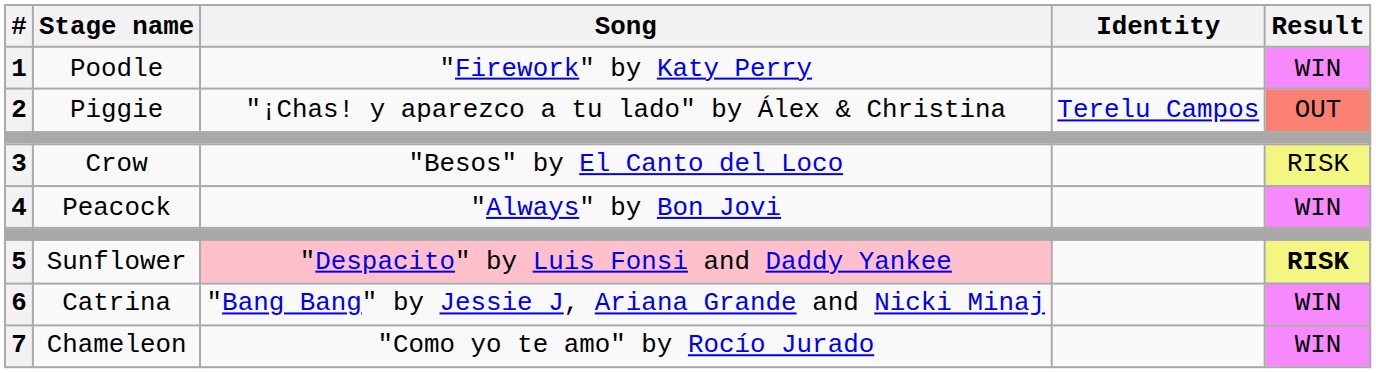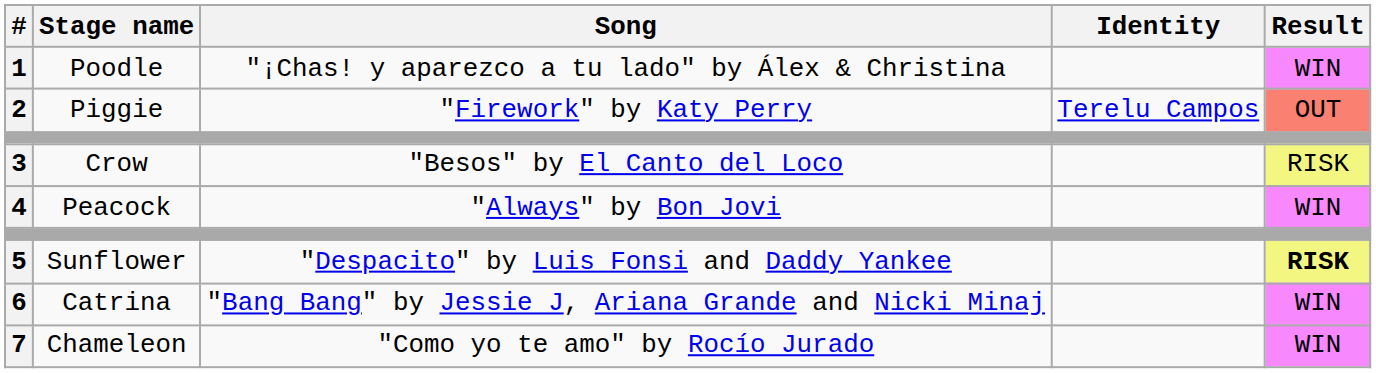(626, 68) "Firework" by Katy Perry -> (626, 68) "¡Chas! y aparezco a tu lado" by Álex & Christina
(626, 110) "¡Chas! y aparezco a tu lado" by Álex & Christina -> (626, 110) "Firework" by Katy Perry
(626, 262) pink background -> (626, 262) no background
